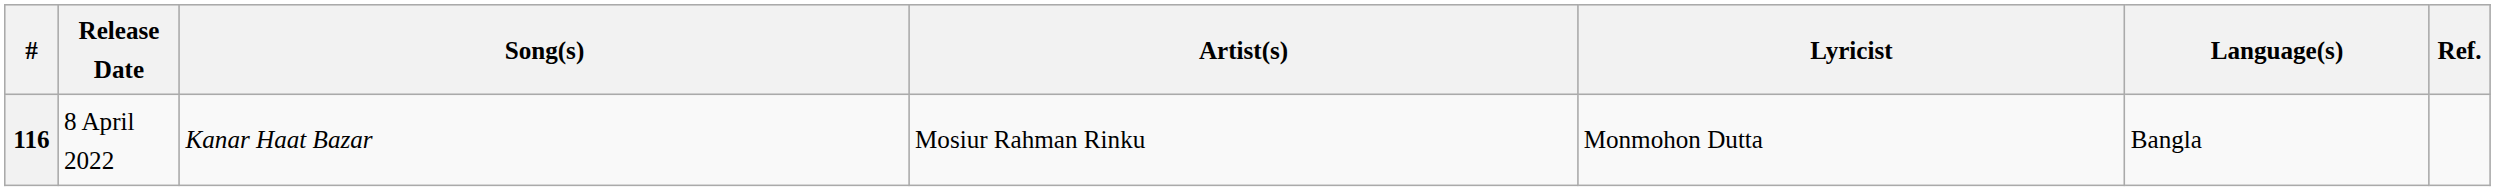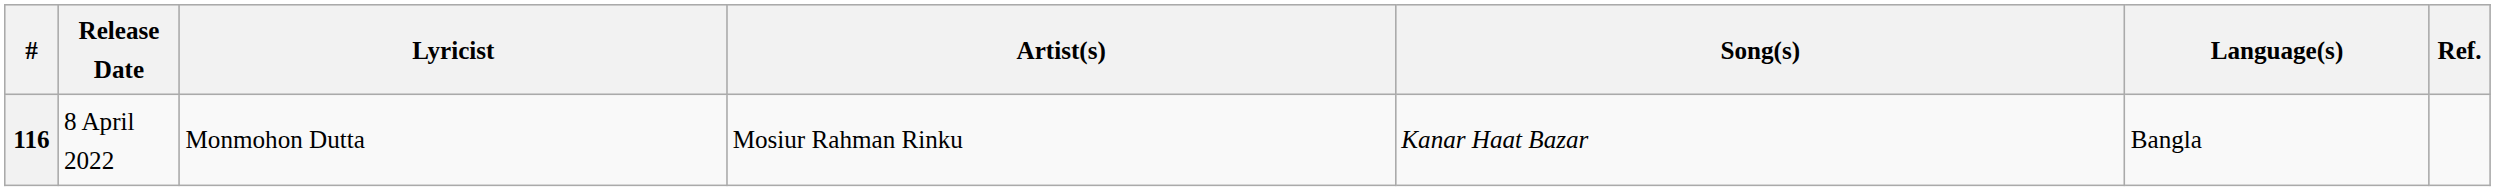columns swapped: (544, 50) <-> (1851, 50)
